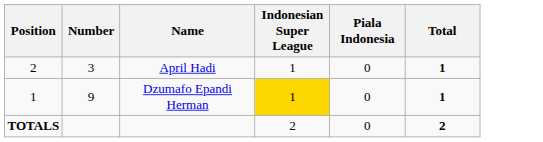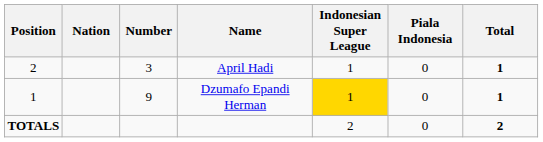+ column: (91, 30)
